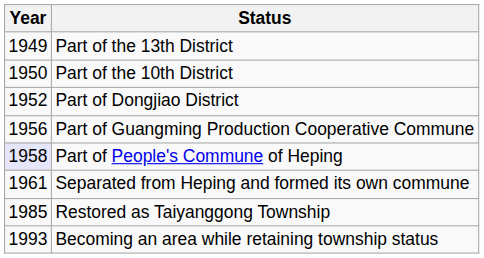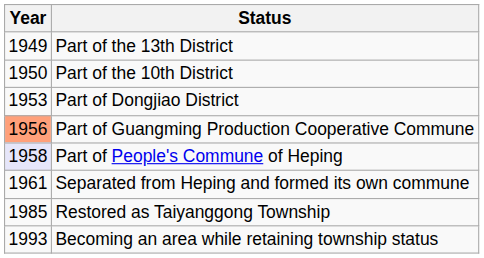(28, 101) 1952 -> (28, 101) 1953
(28, 128) no background -> (28, 128) lightsalmon background
